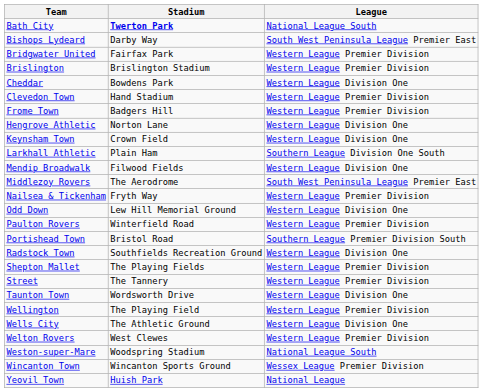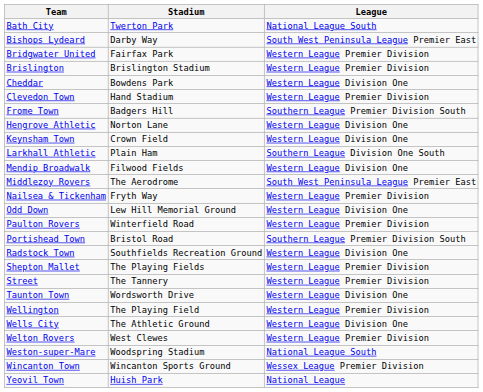(142, 26) bold -> (142, 26) normal
(348, 111) Western League Premier Division -> (366, 111) Southern League Premier Division South
